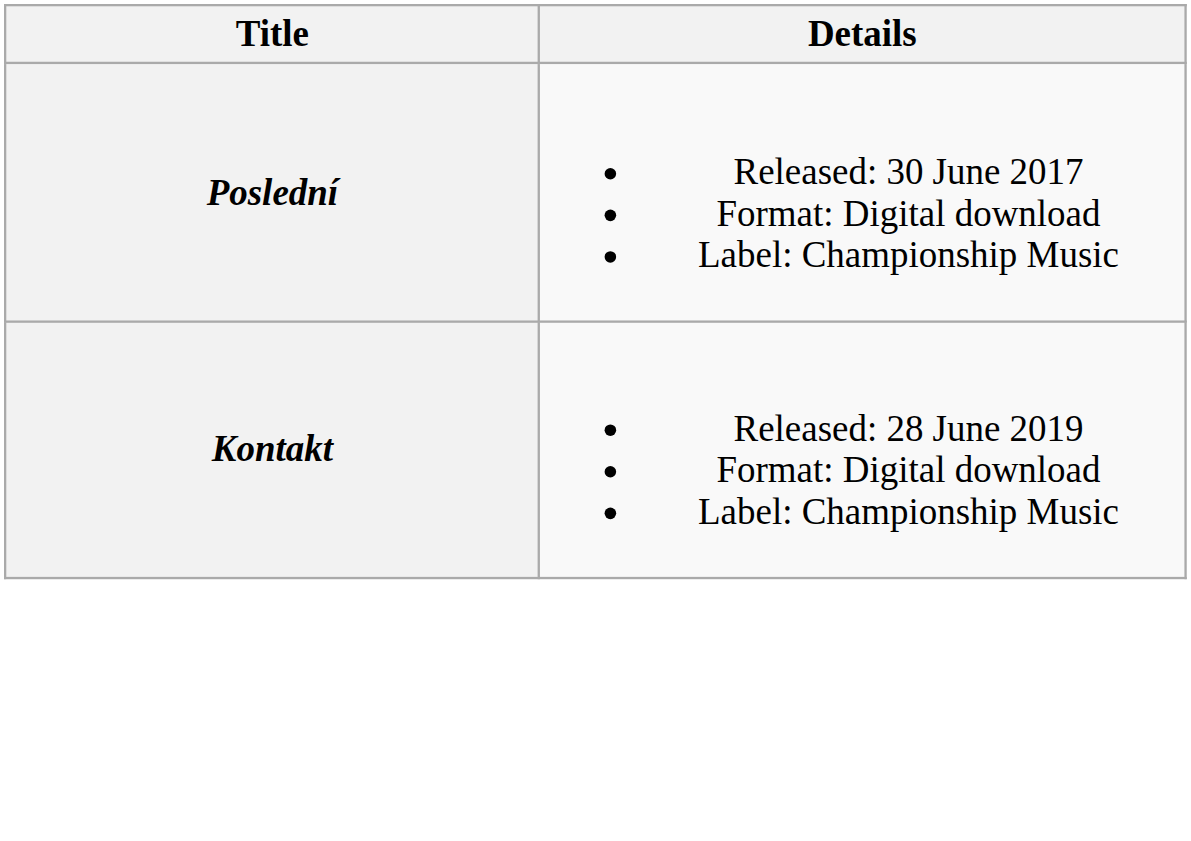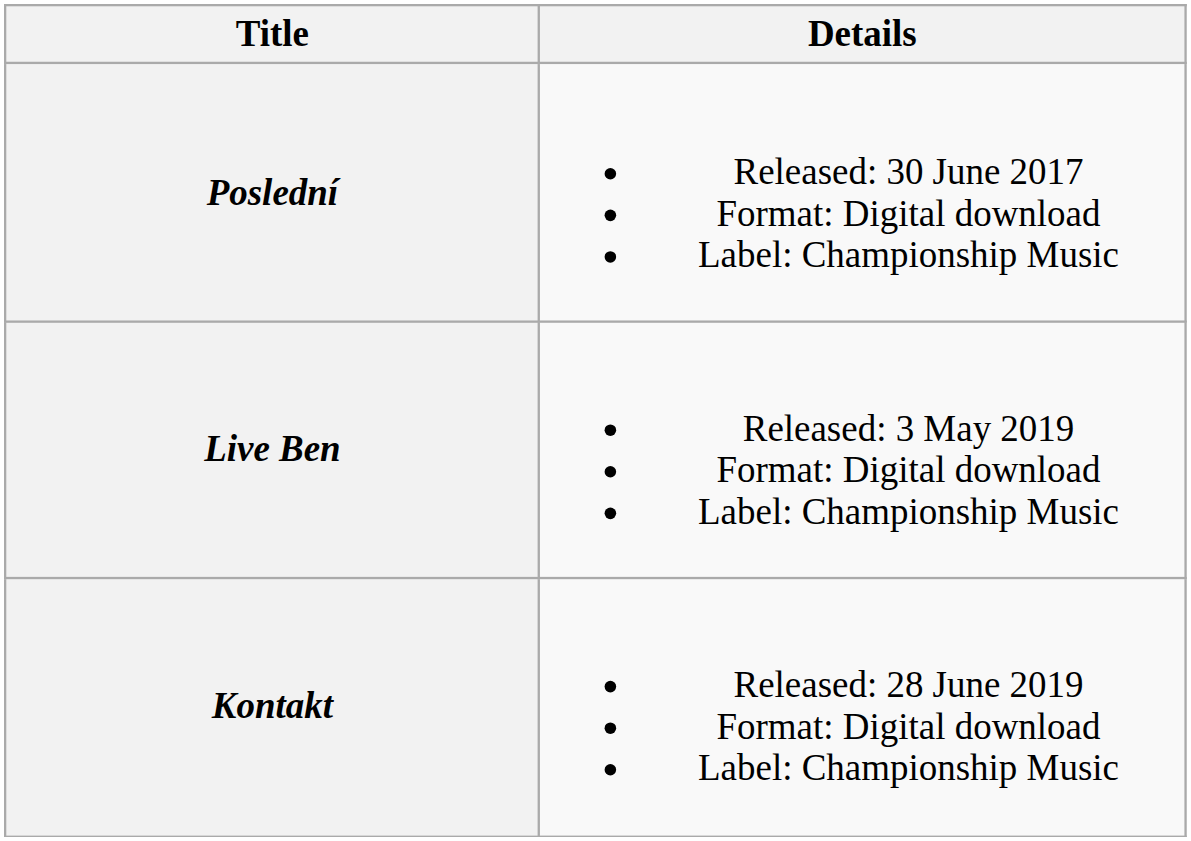+ row: (272, 449)
